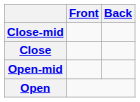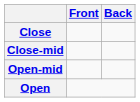rows swapped: (35, 50) <-> (35, 32)
